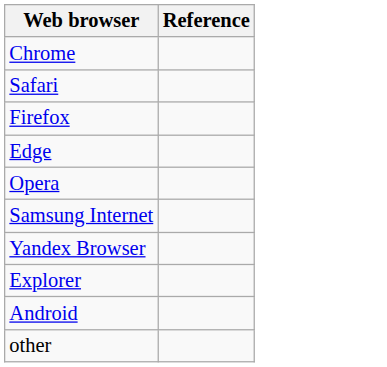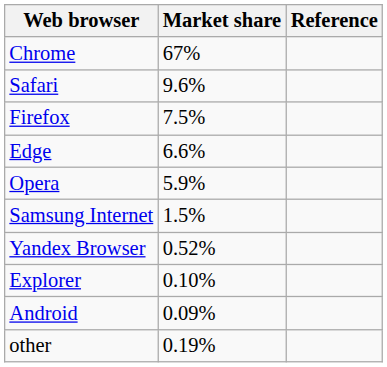+ column: (222, 20)
